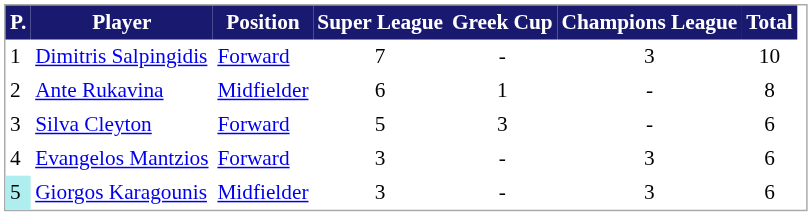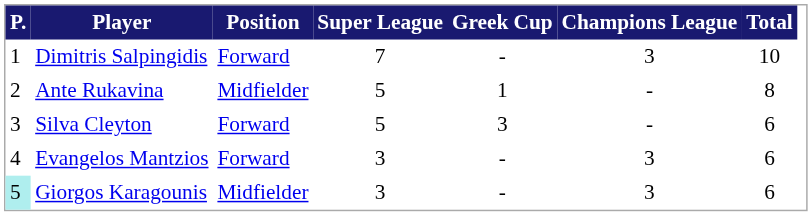(380, 90) 6 -> (380, 90) 5
